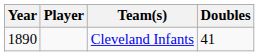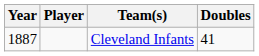(22, 39) 1890 -> (22, 39) 1887
